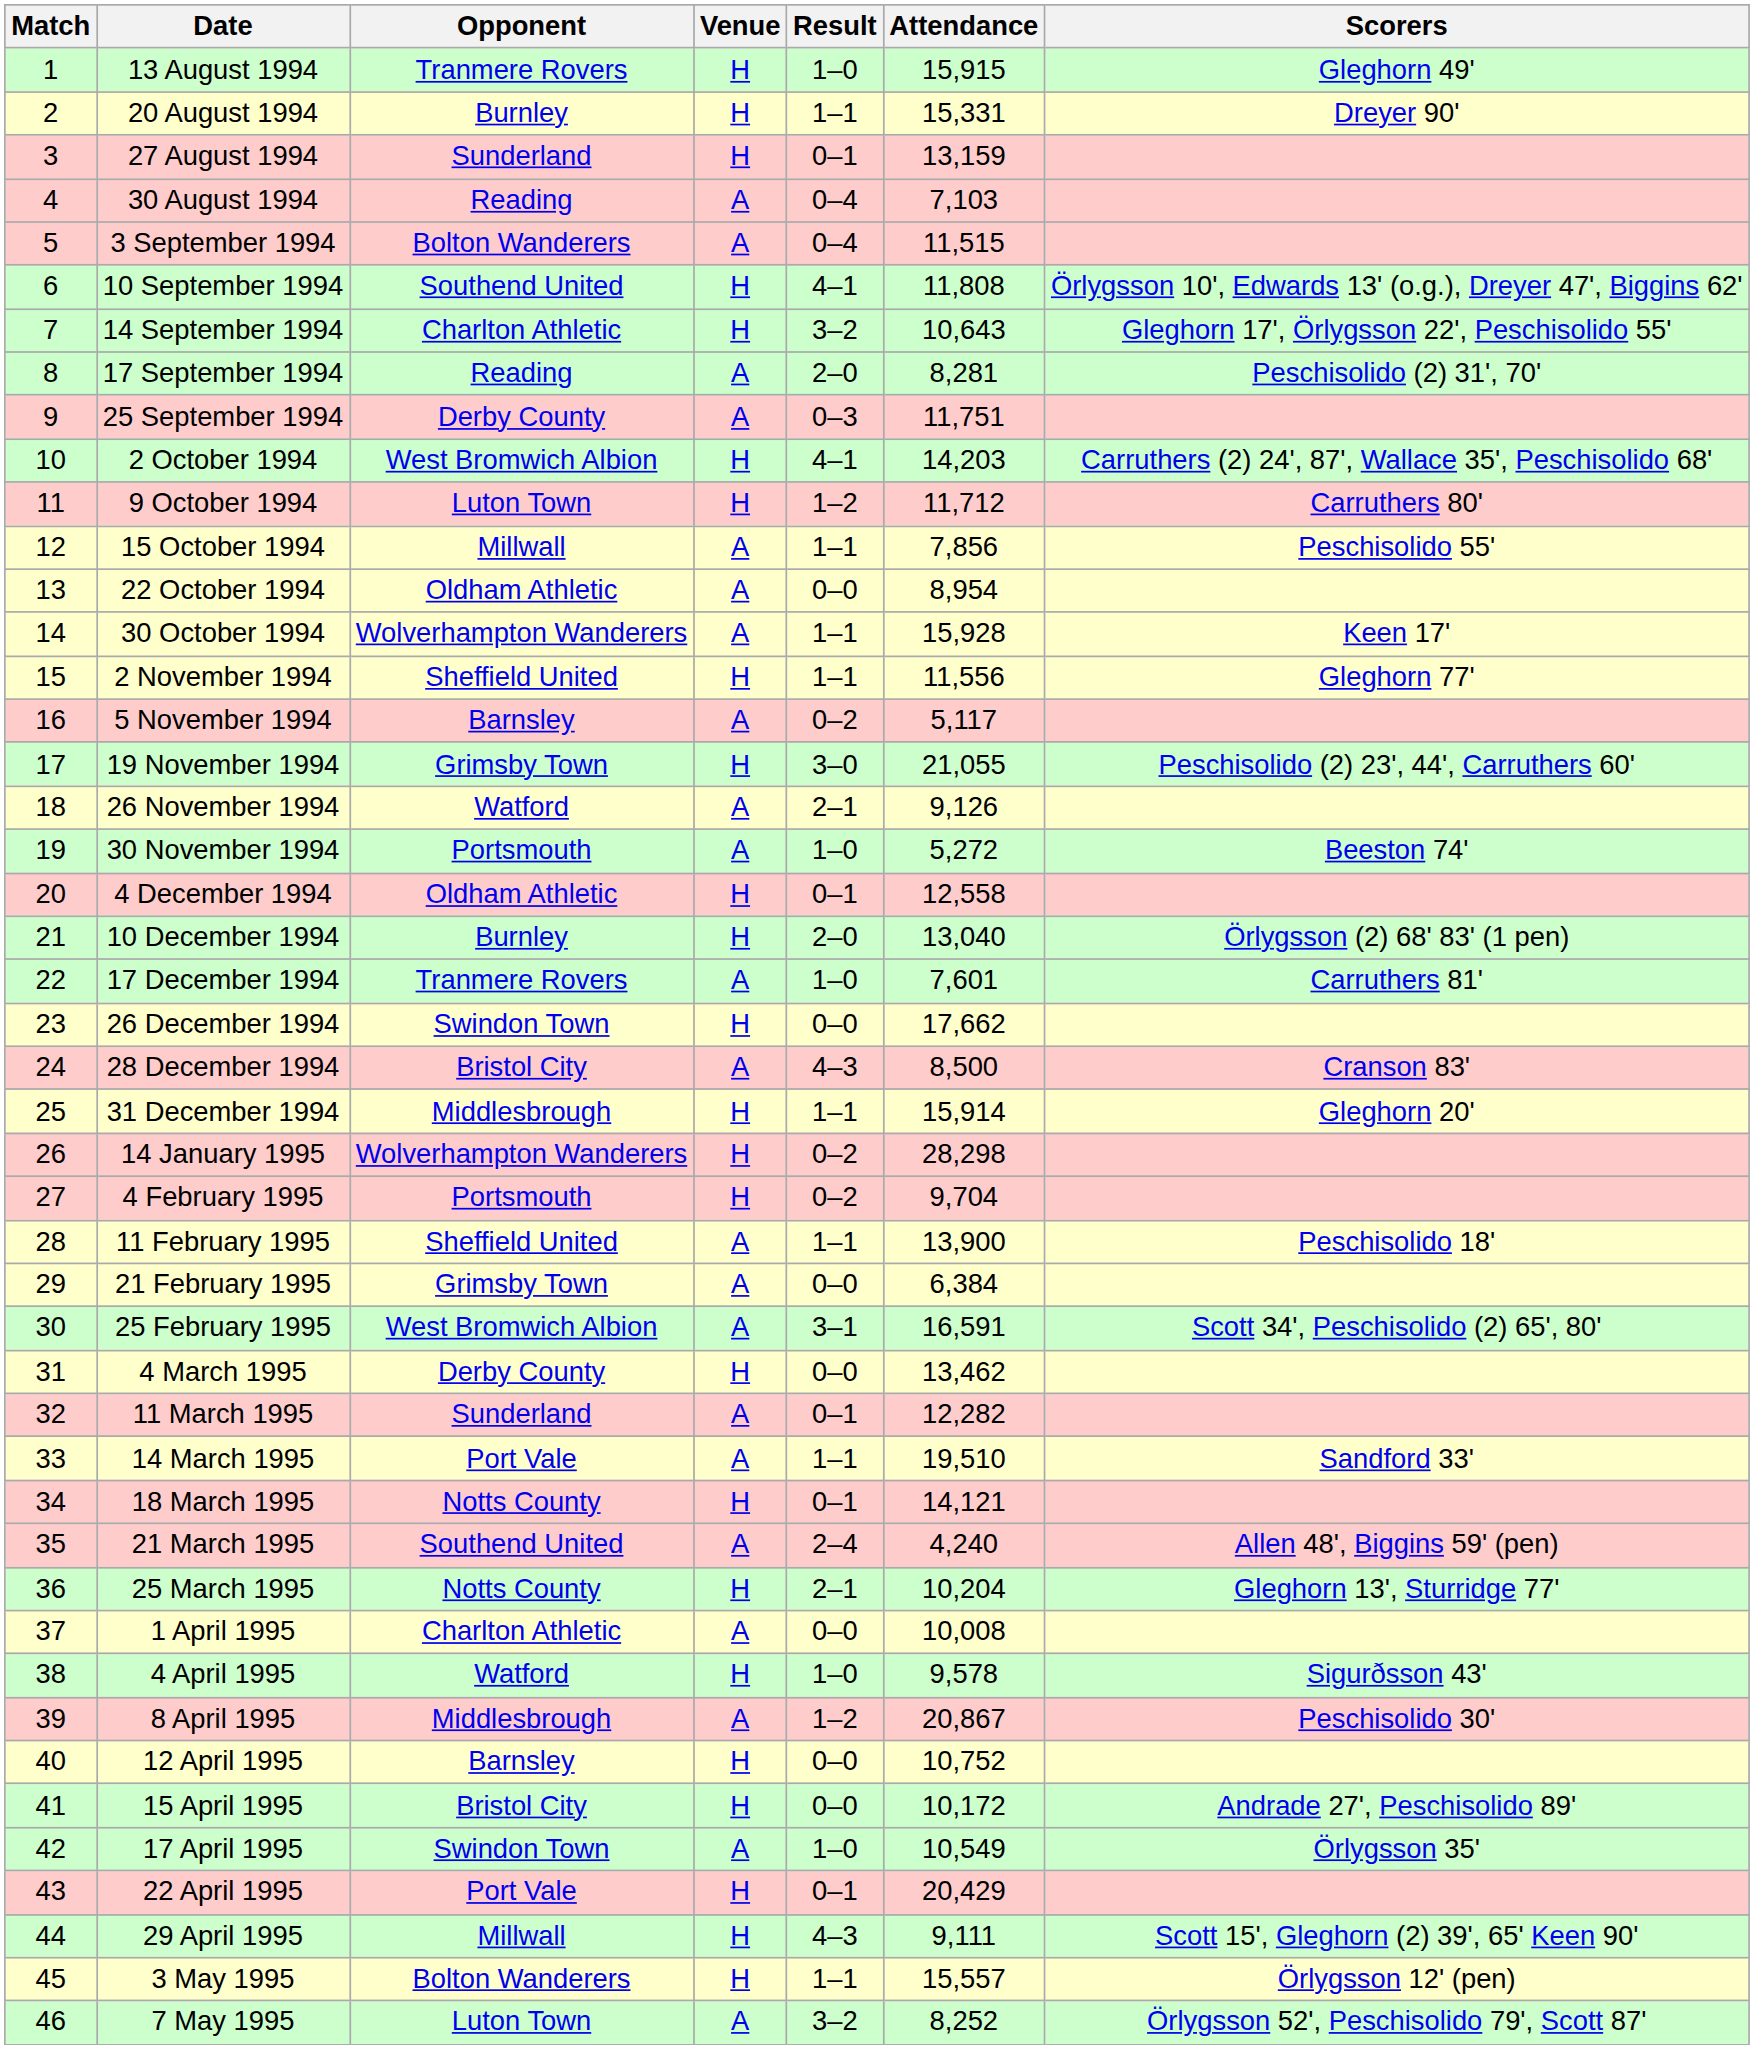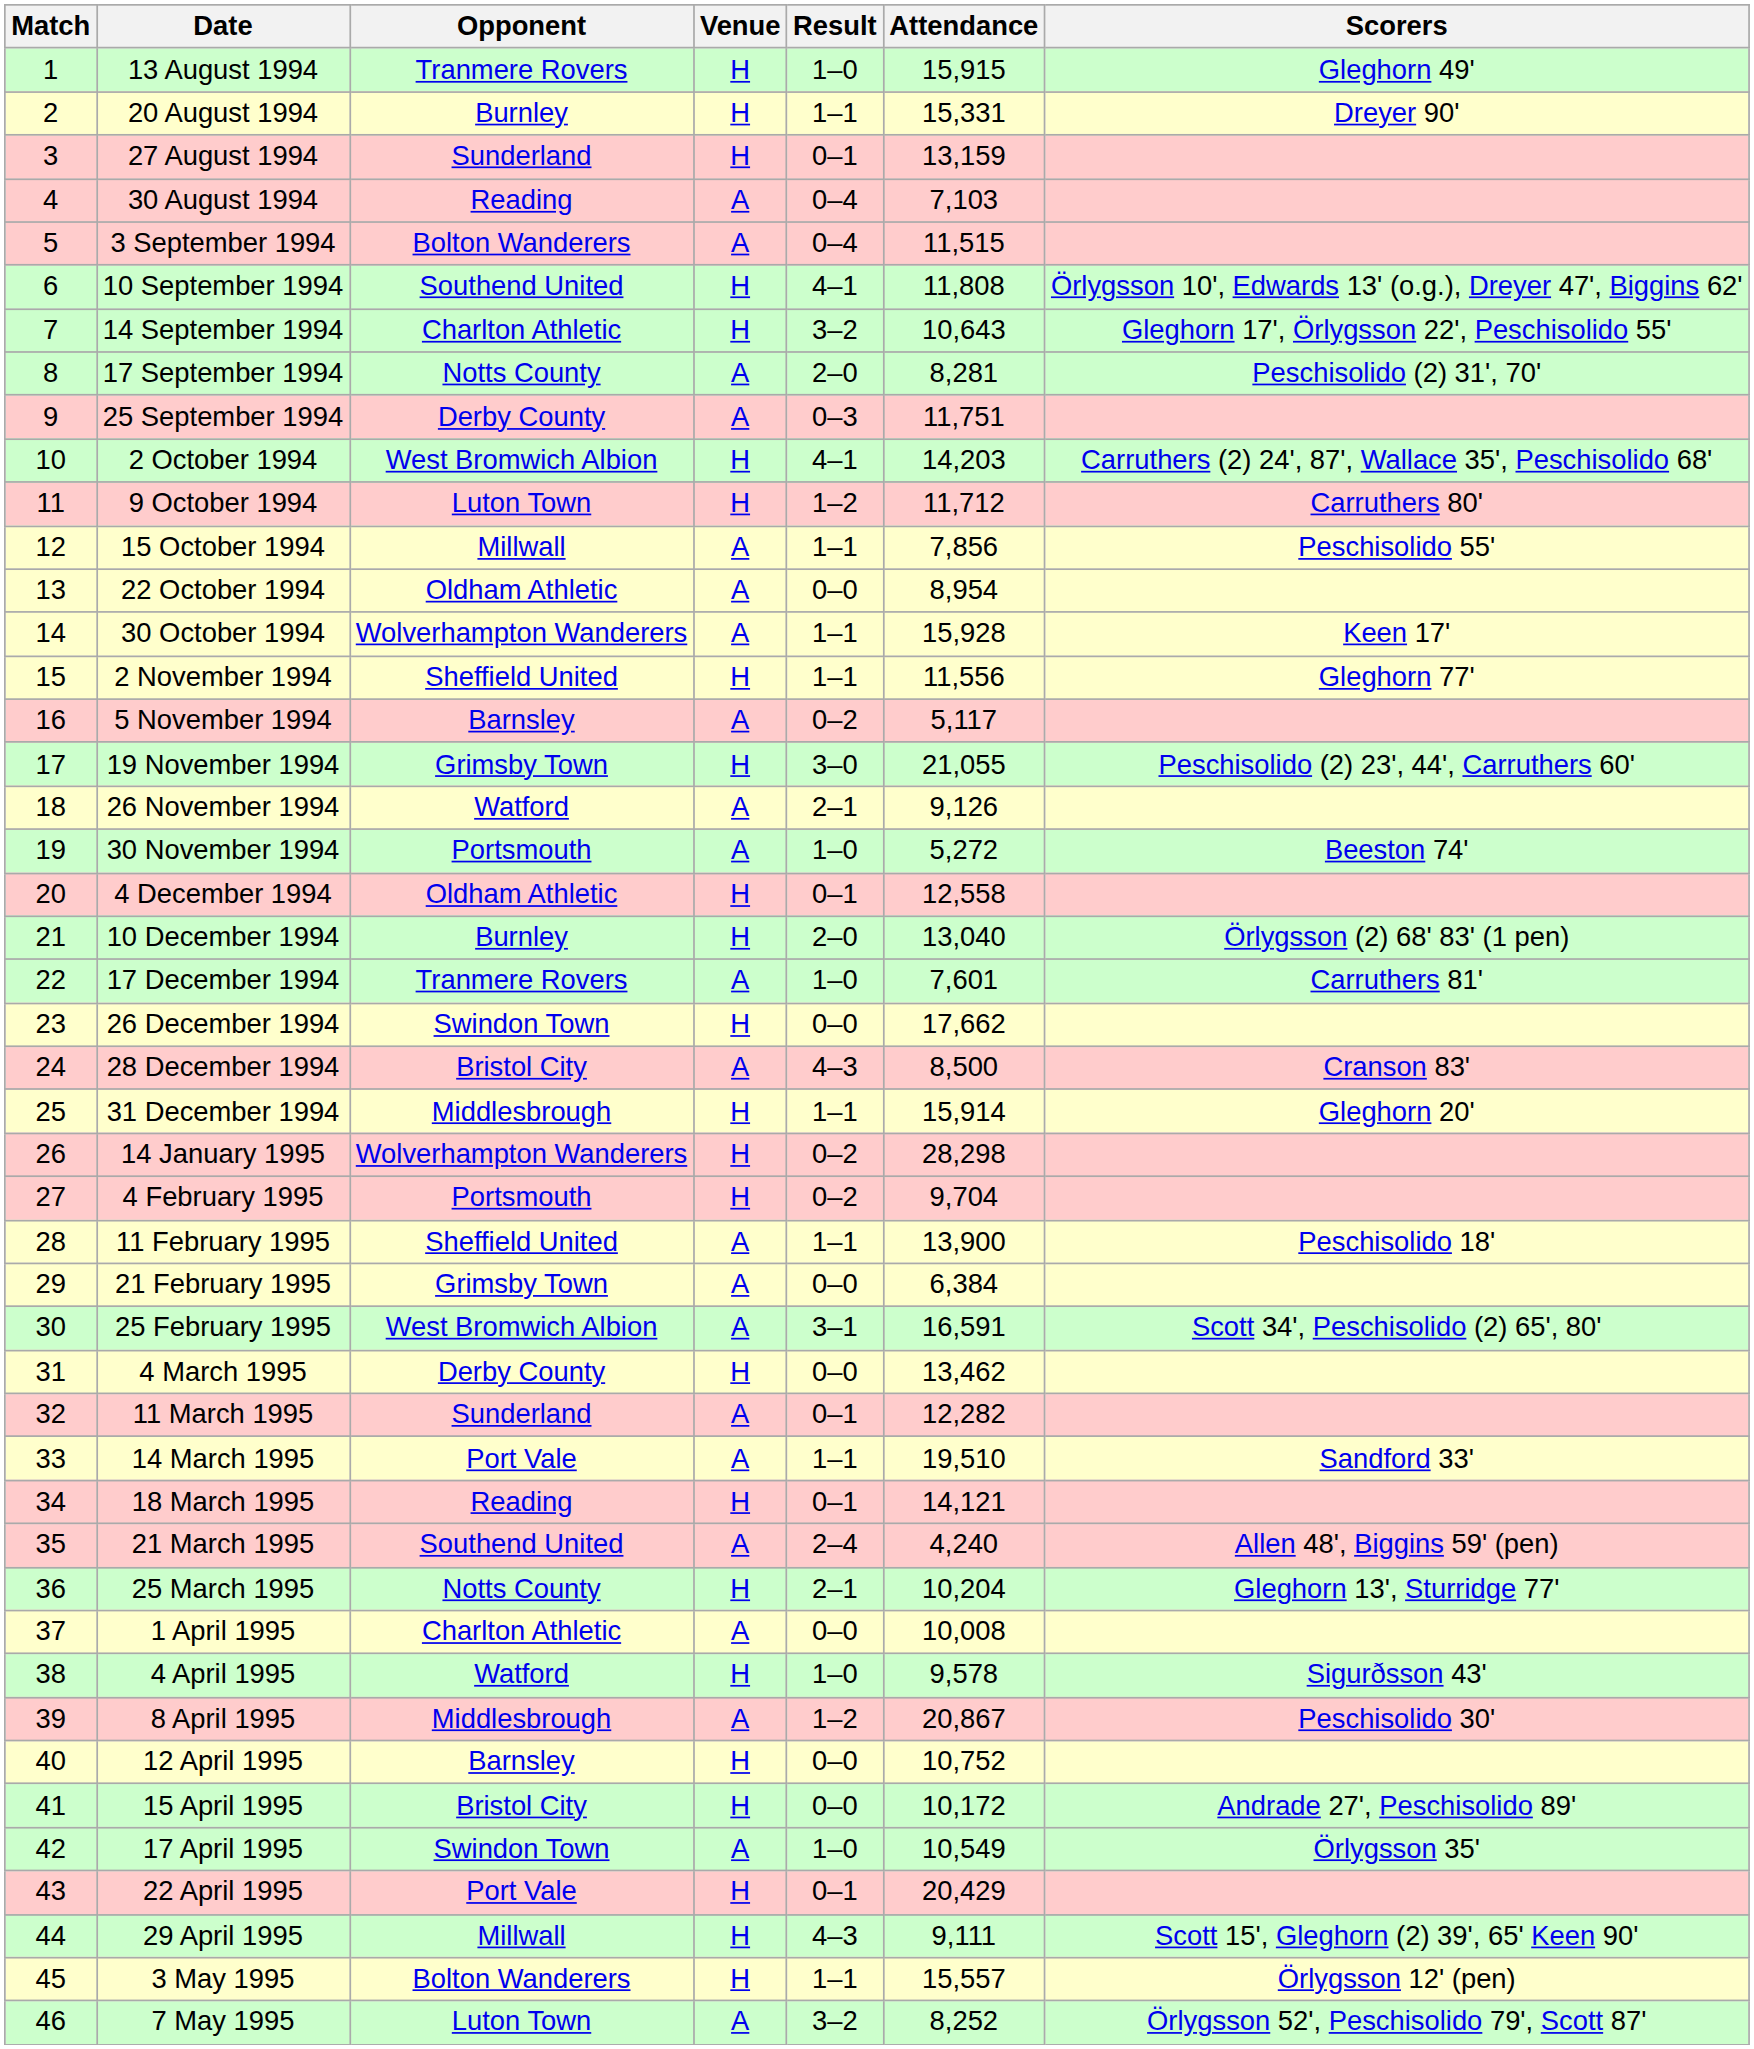(522, 373) Reading -> (522, 373) Notts County
(522, 1501) Notts County -> (522, 1501) Reading
